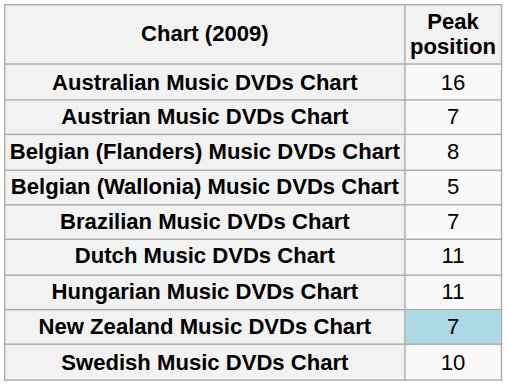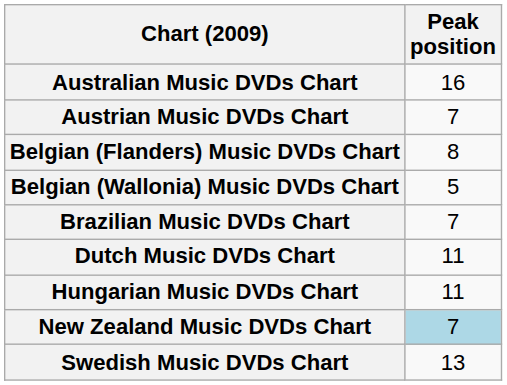(453, 362) 10 -> (453, 362) 13
